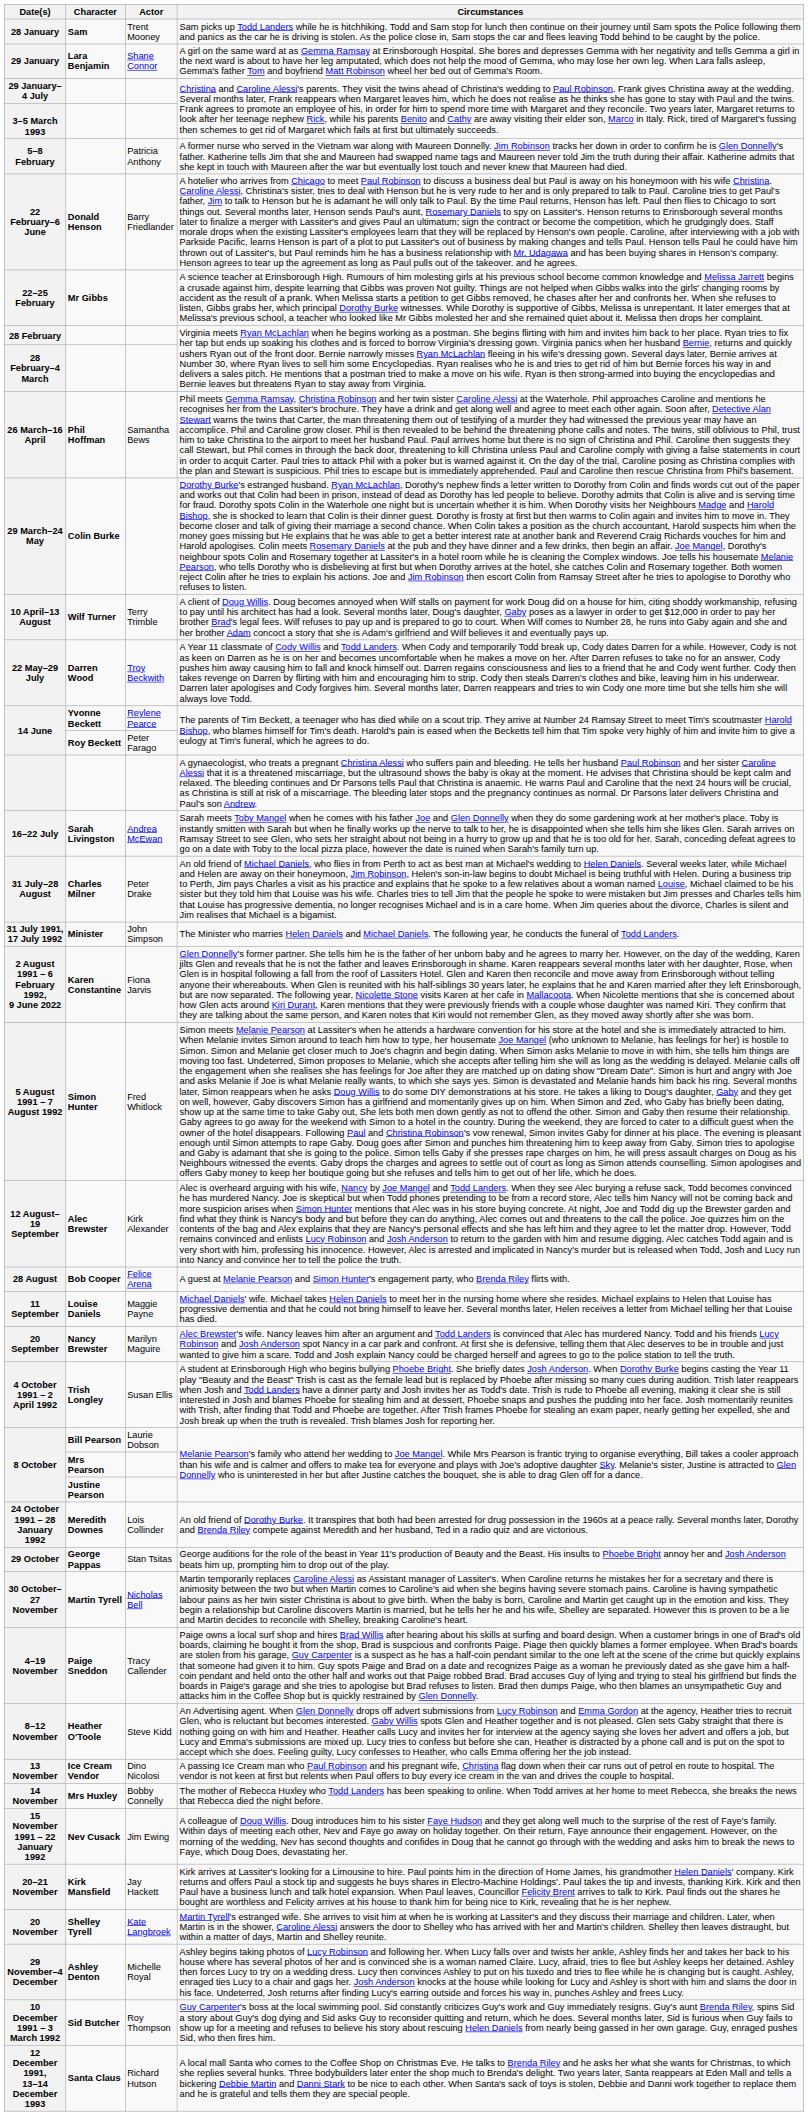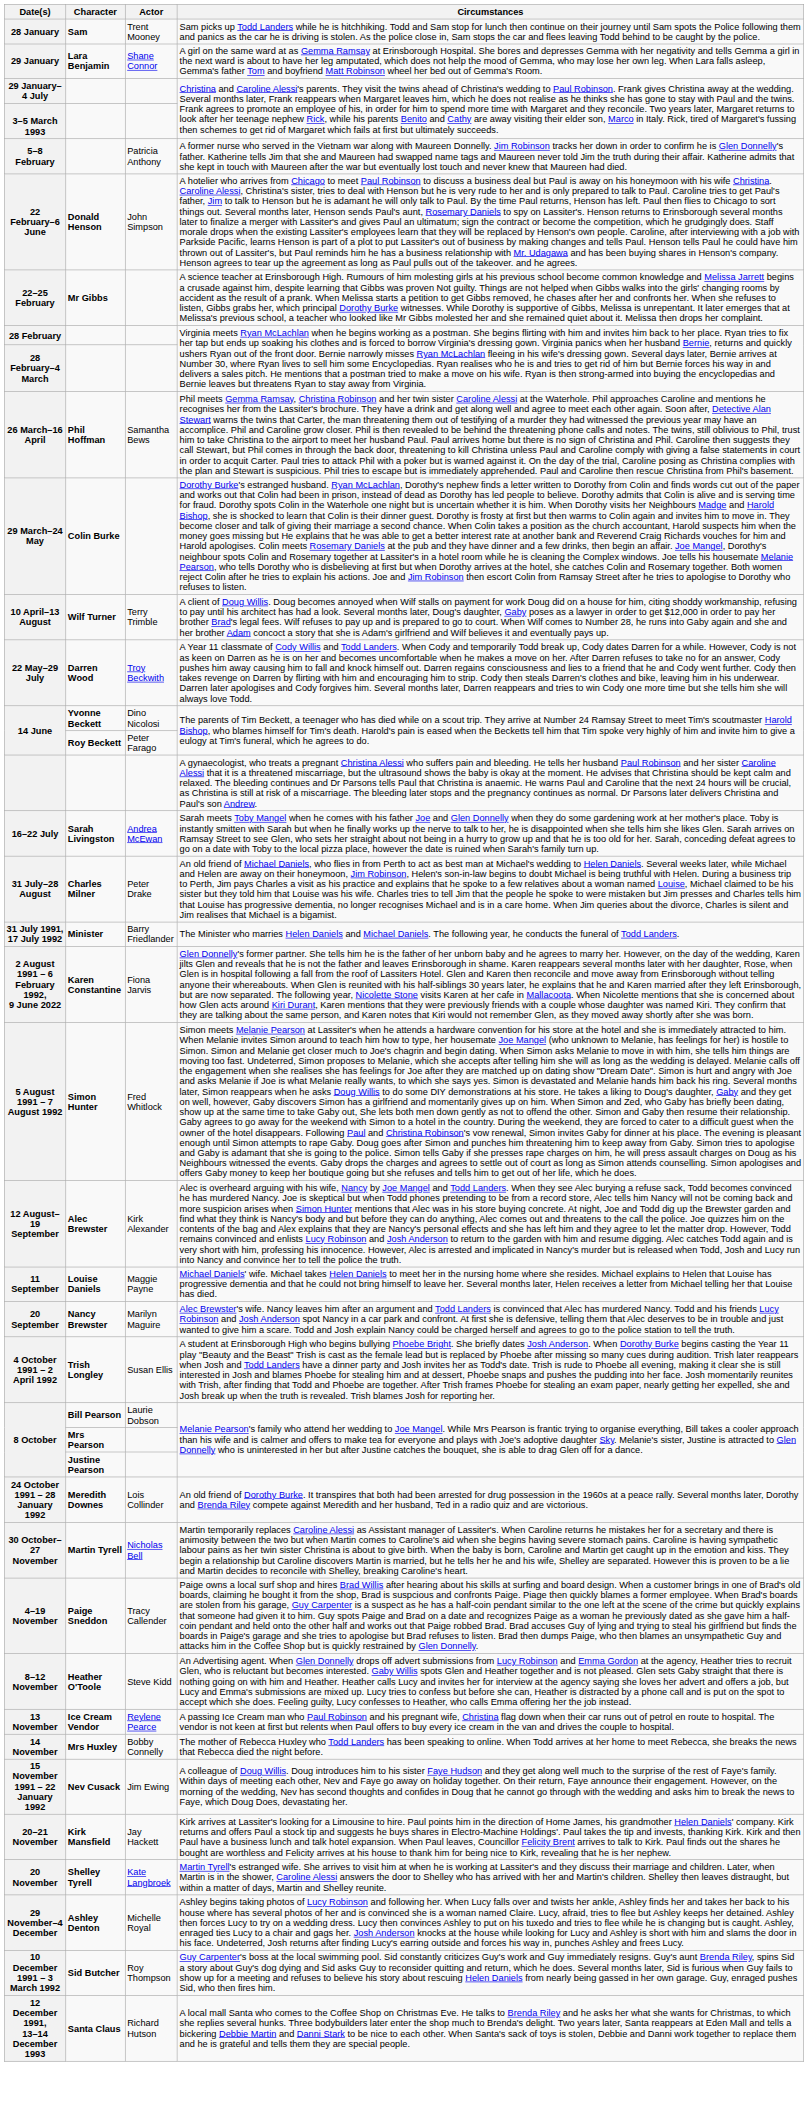(150, 222) Barry Friedlander -> (145, 222) John Simpson
(144, 718) Reylene Pearce -> (143, 718) Dino Nicolosi
(145, 935) John Simpson -> (150, 935) Barry Friedlander
- row: (35, 1280)
- row: (35, 1560)
(143, 1772) Dino Nicolosi -> (144, 1722) Reylene Pearce
